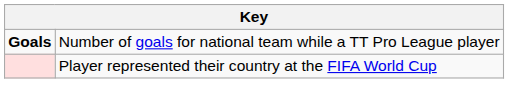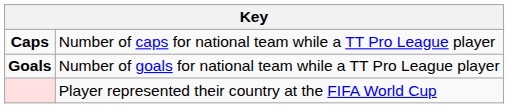+ row: (30, 42)
